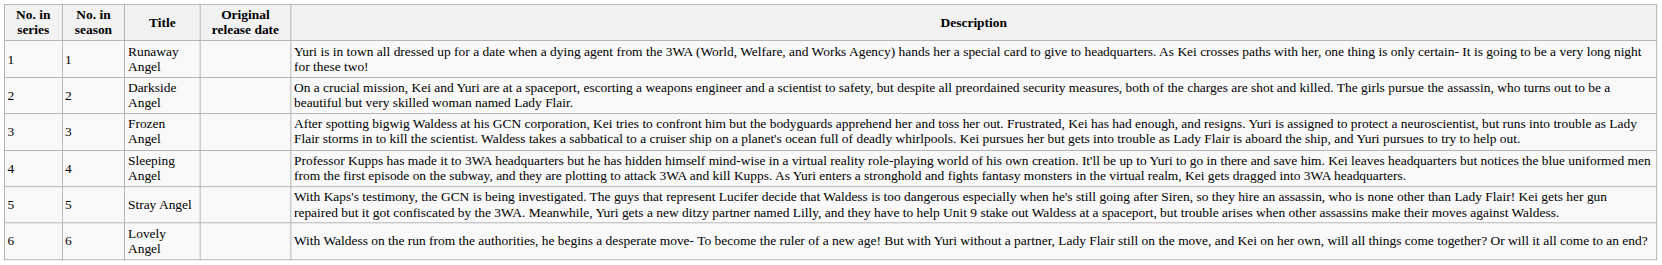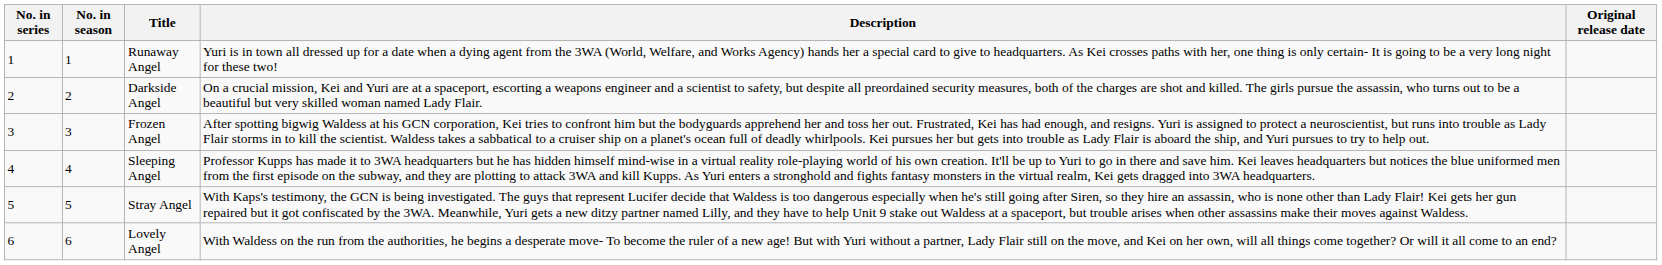columns swapped: (245, 22) <-> (974, 22)
